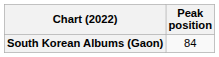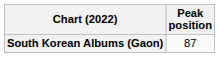(190, 43) 84 -> (190, 43) 87
